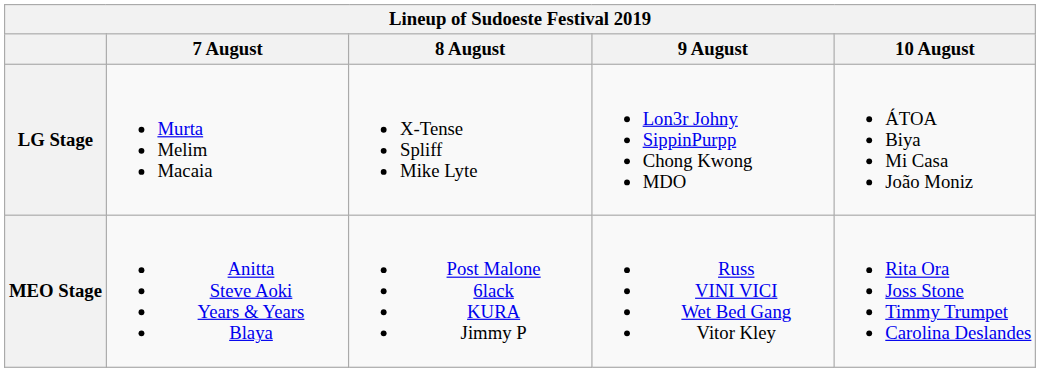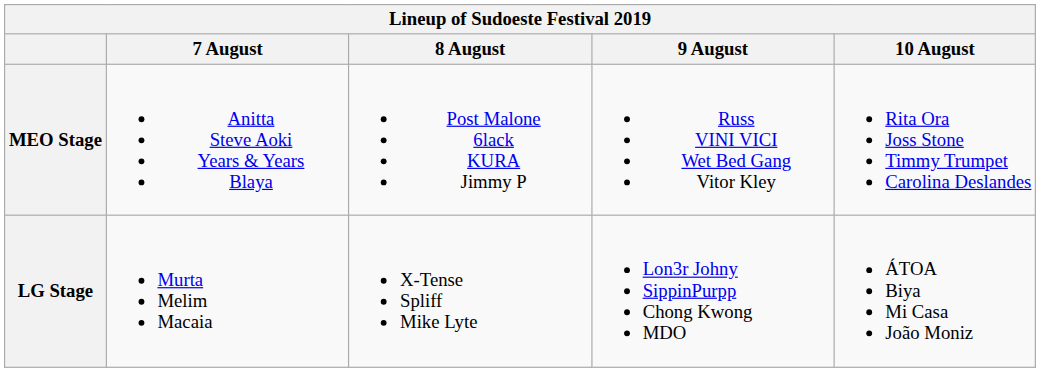rows swapped: (55, 290) <-> (55, 139)
